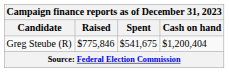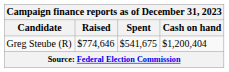(96, 43) $775,846 -> (96, 43) $774,646
